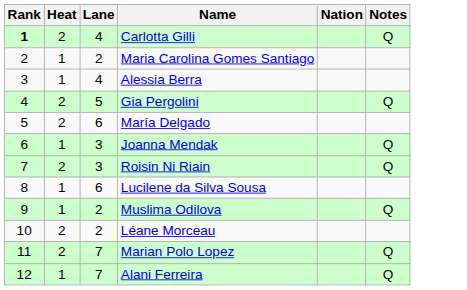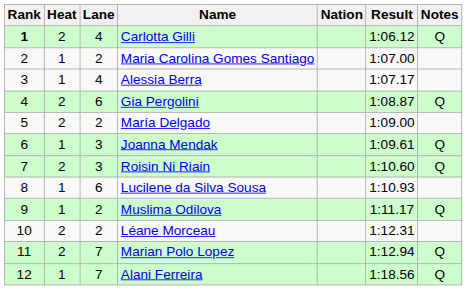+ column: (392, 15)
(99, 101) 5 -> (99, 101) 6
(99, 123) 6 -> (99, 123) 2
